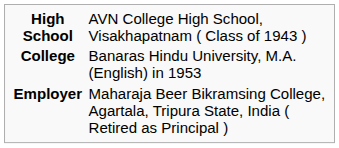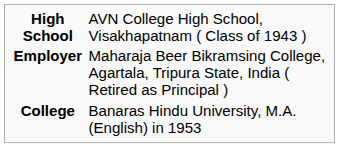rows swapped: (48, 56) <-> (48, 94)
